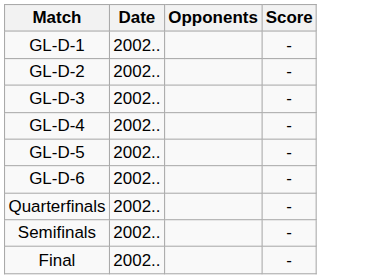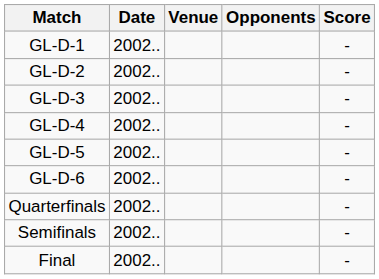+ column: (193, 17)
